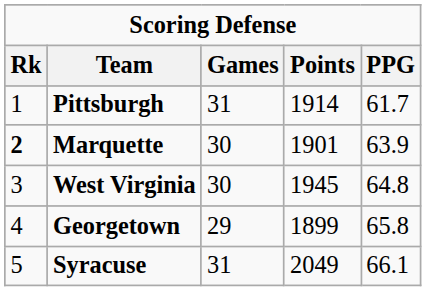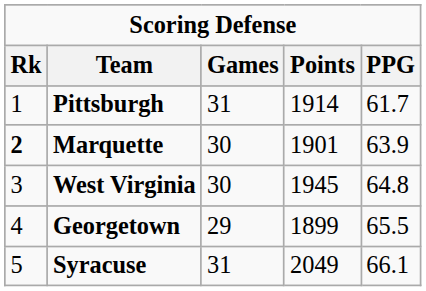(388, 225) 65.8 -> (388, 225) 65.5
